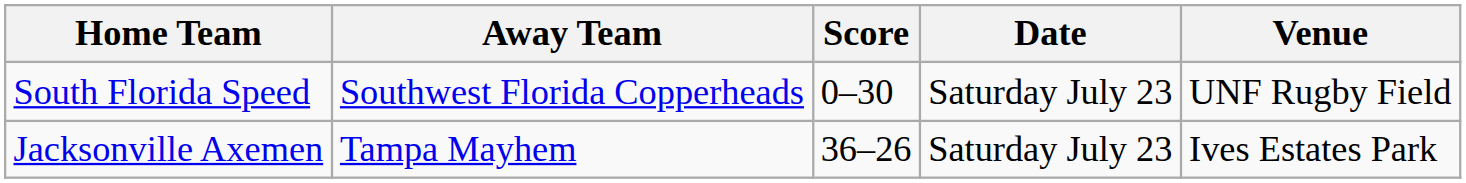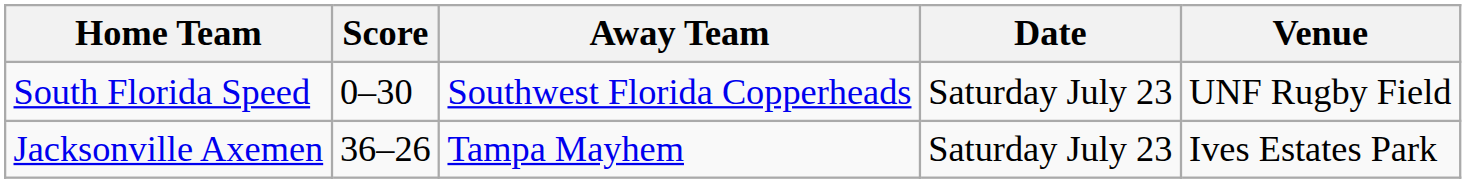columns swapped: (866, 33) <-> (572, 33)
